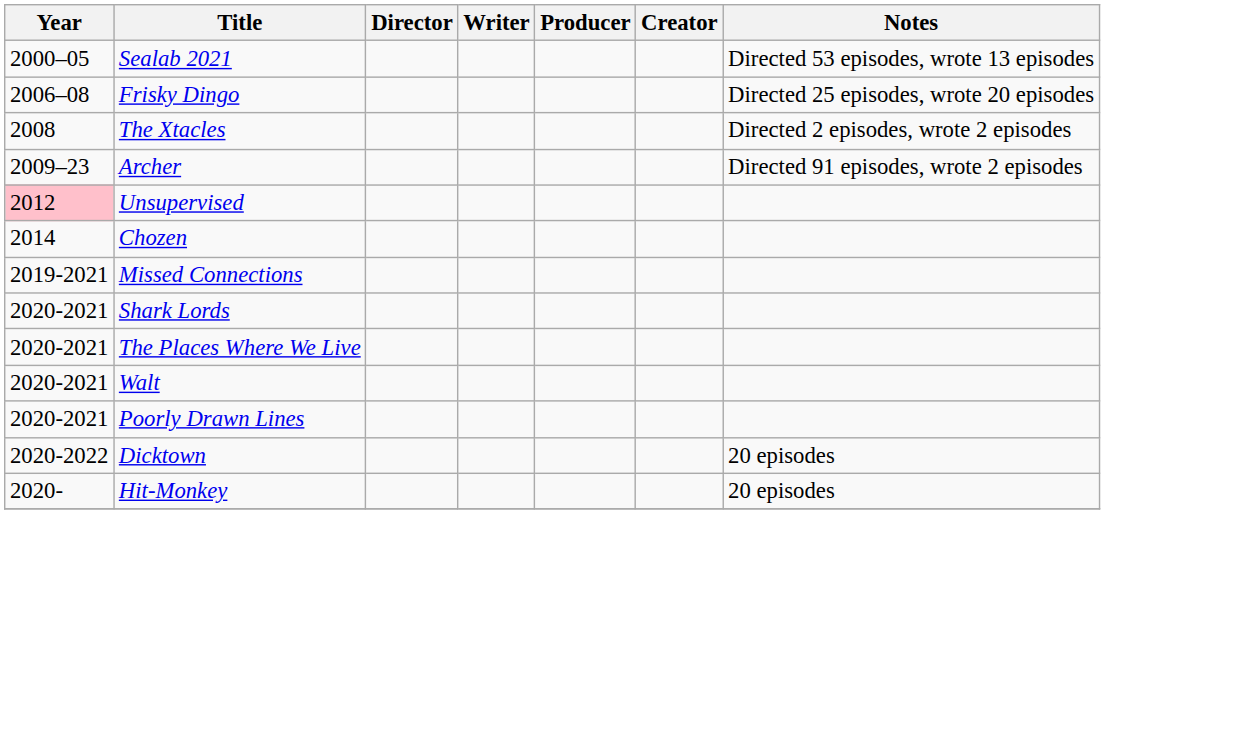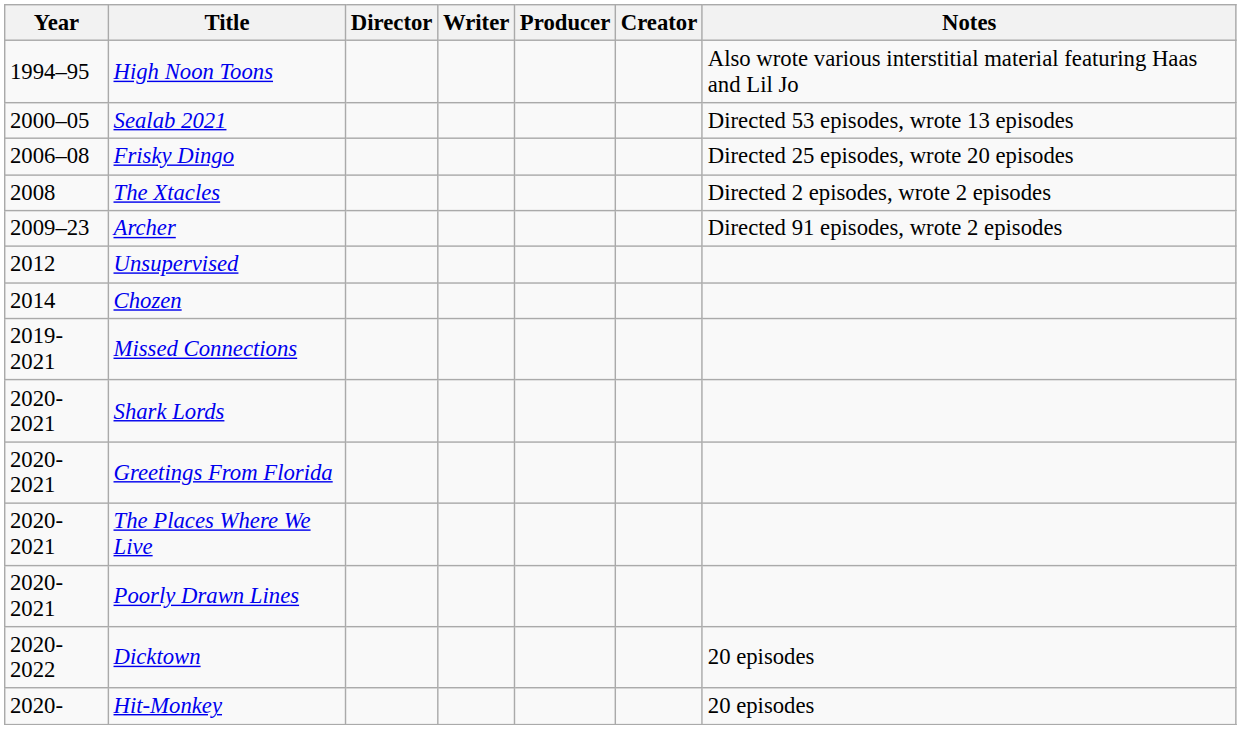+ row: (193, 71)
(33, 202) pink background -> (33, 264) no background
+ row: (223, 472)
- row: (139, 382)
